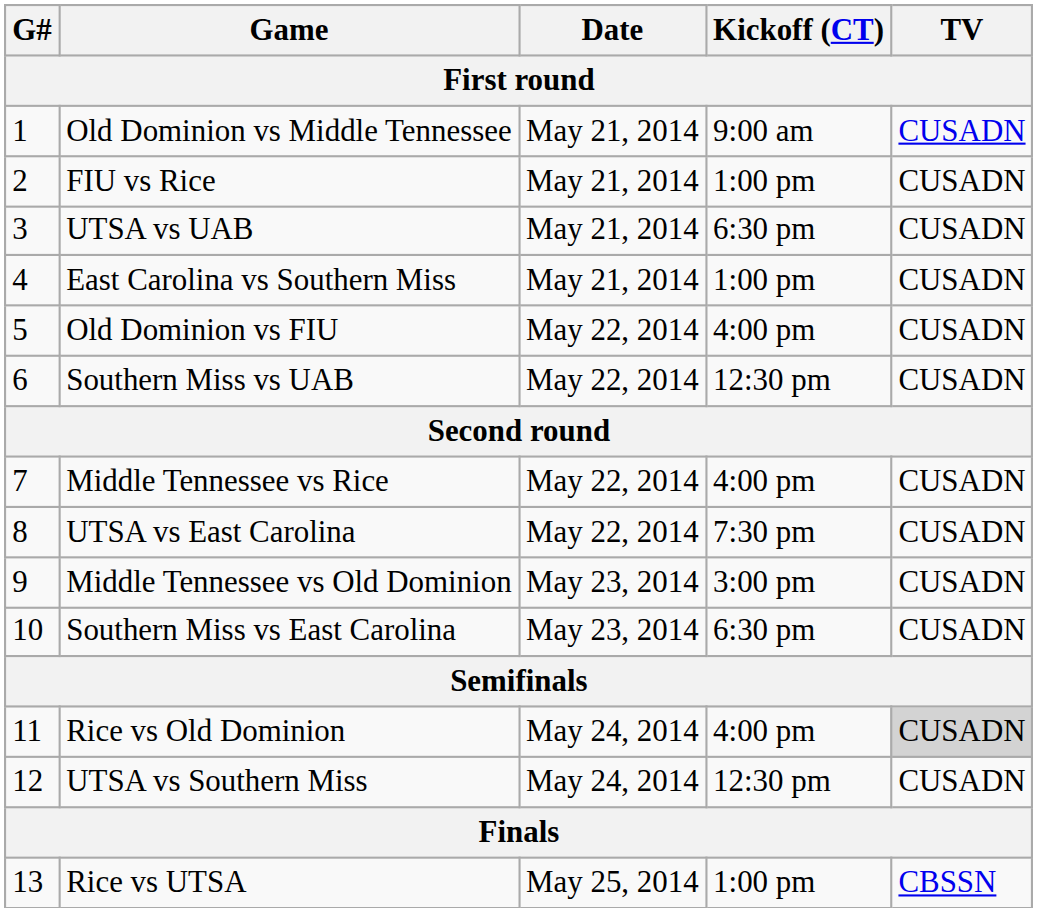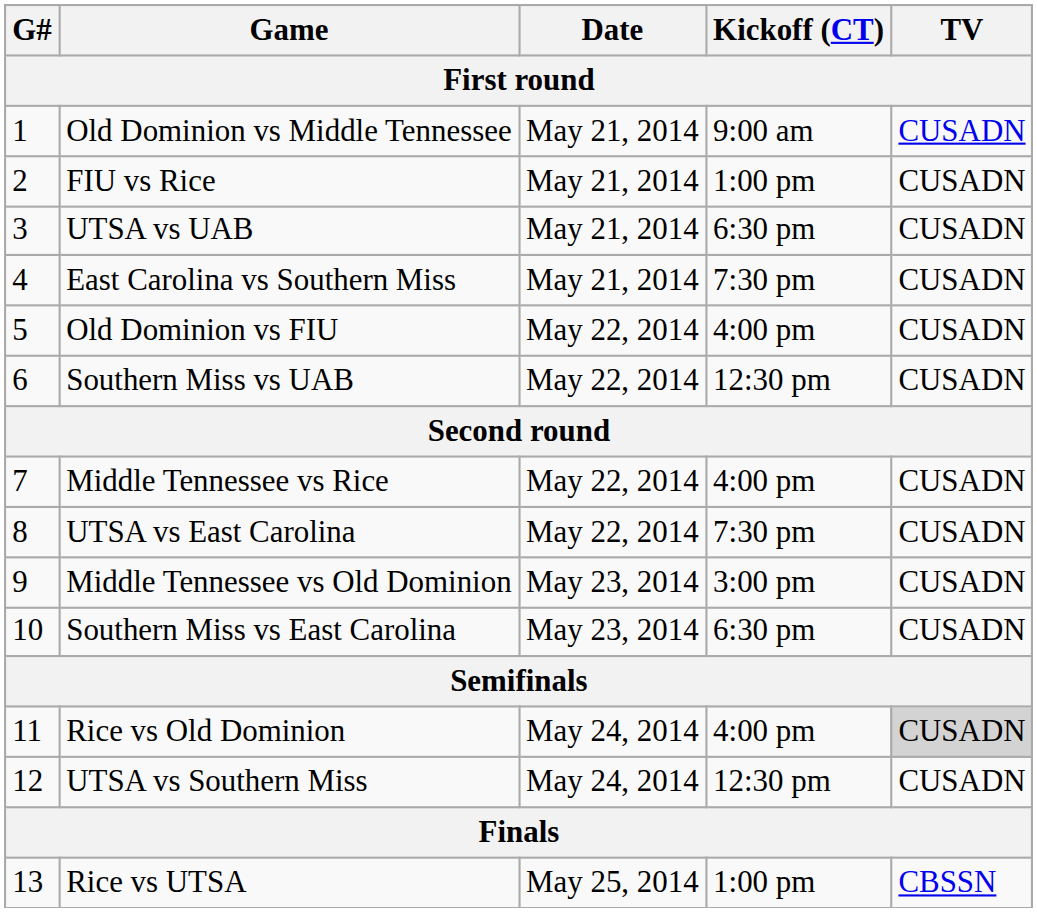(764, 279) 1:00 pm -> (764, 279) 7:30 pm
